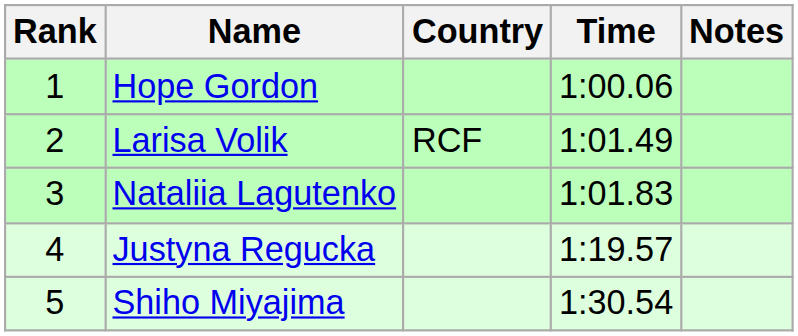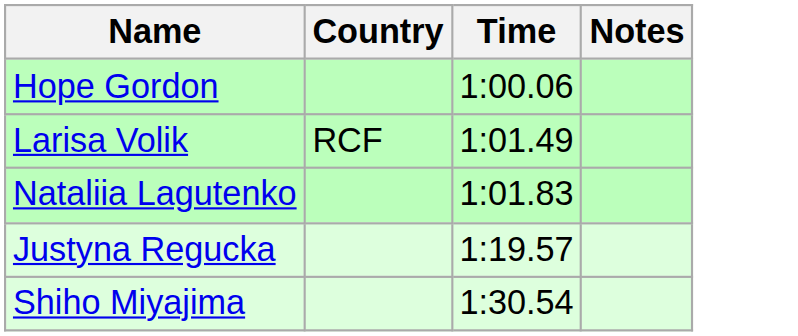- column: (55, 31)
